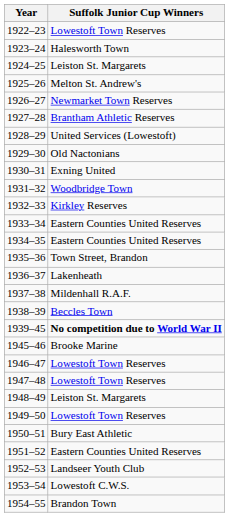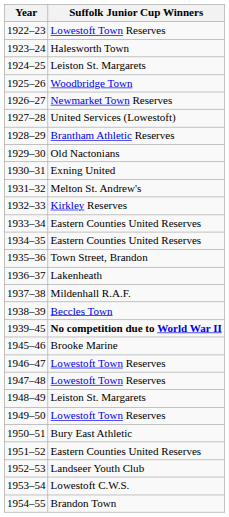(96, 83) Melton St. Andrew's -> (92, 83) Woodbridge Town
(113, 118) Brantham Athletic Reserves -> (113, 118) United Services (Lowestoft)
(113, 135) United Services (Lowestoft) -> (113, 135) Brantham Athletic Reserves
(92, 188) Woodbridge Town -> (96, 188) Melton St. Andrew's
